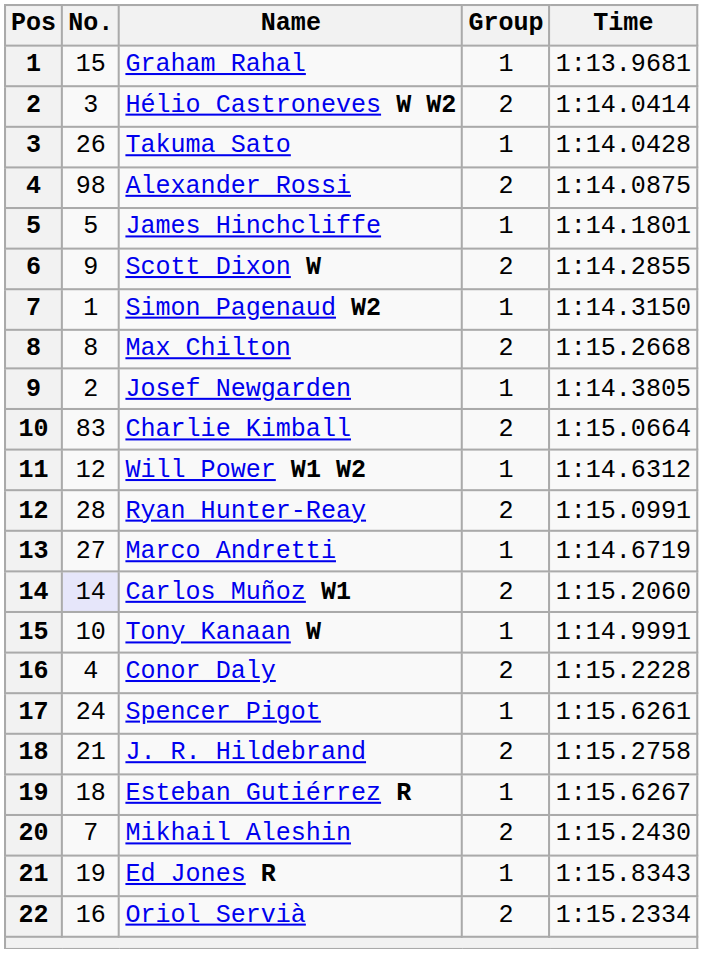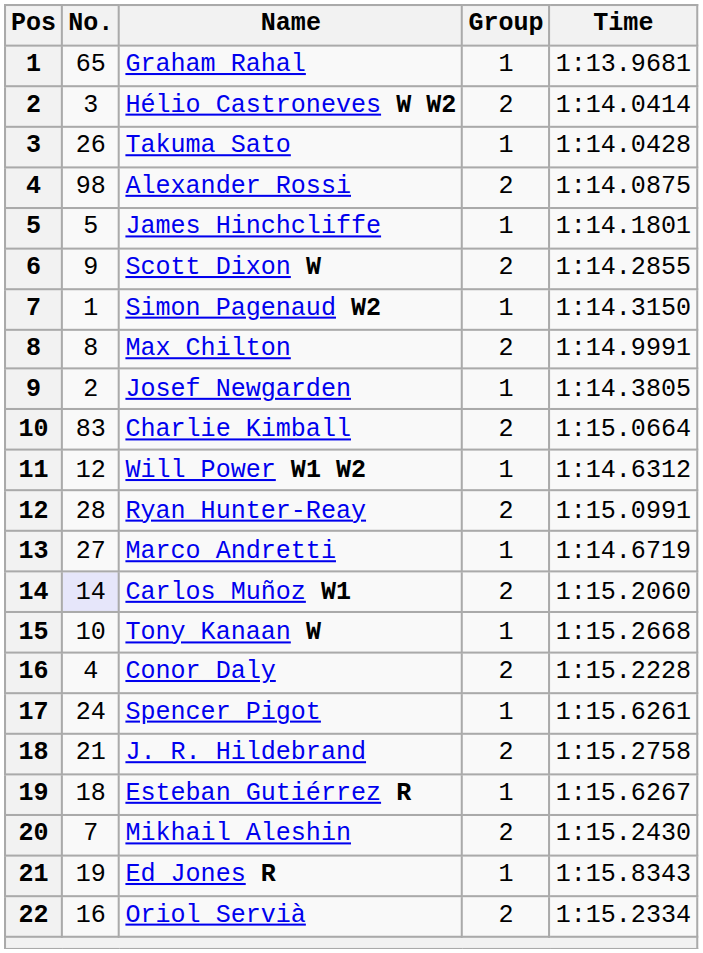(91, 66) 15 -> (91, 66) 65
(623, 349) 1:15.2668 -> (623, 349) 1:14.9991
(623, 633) 1:14.9991 -> (623, 633) 1:15.2668
